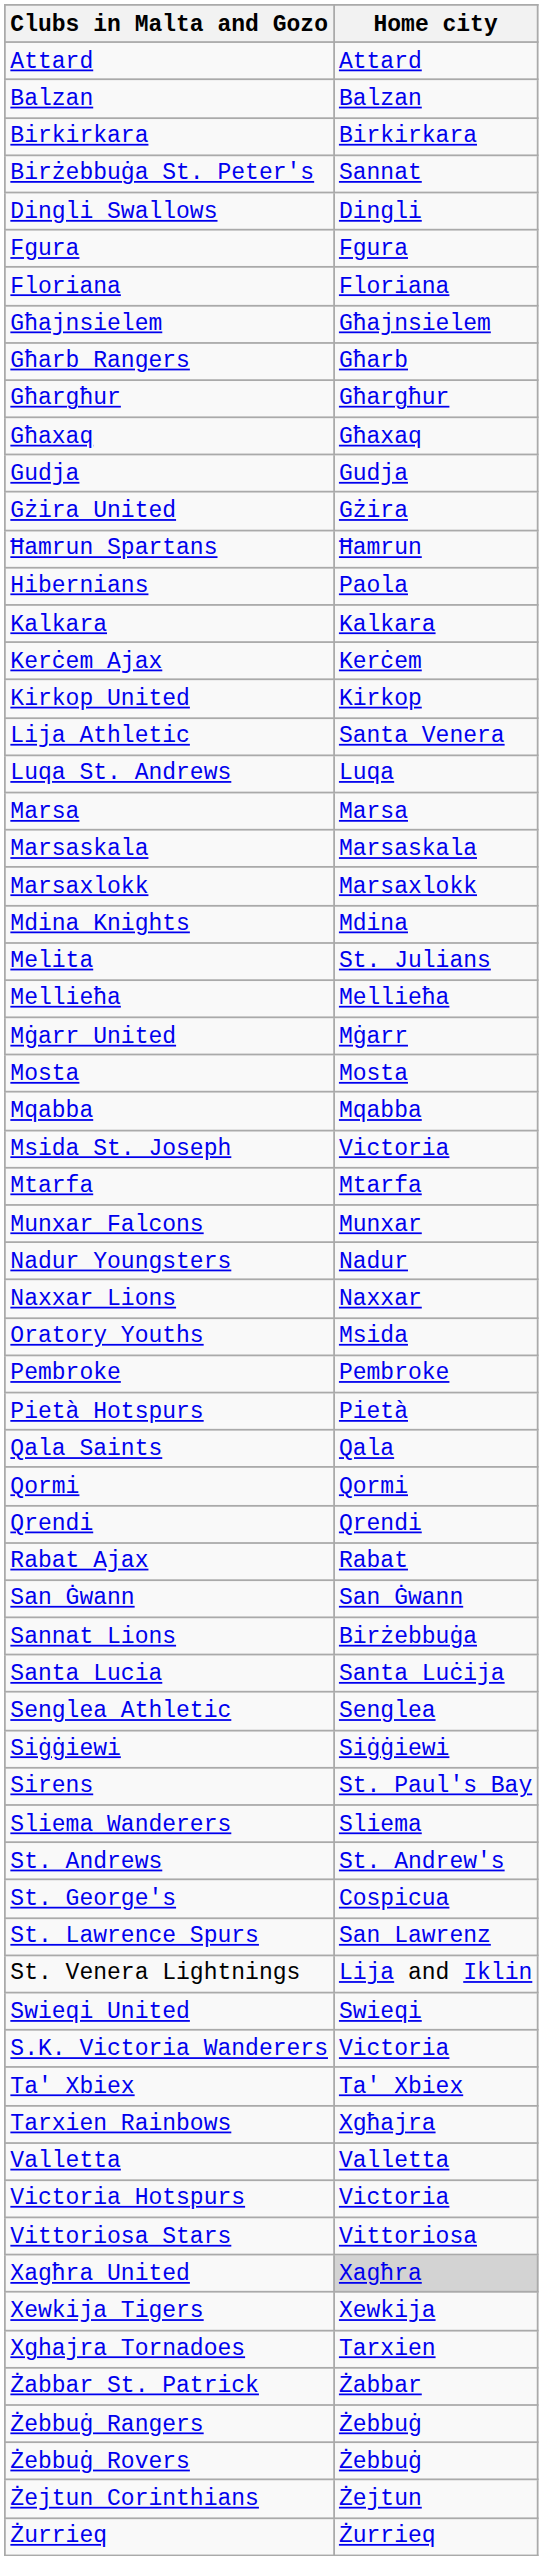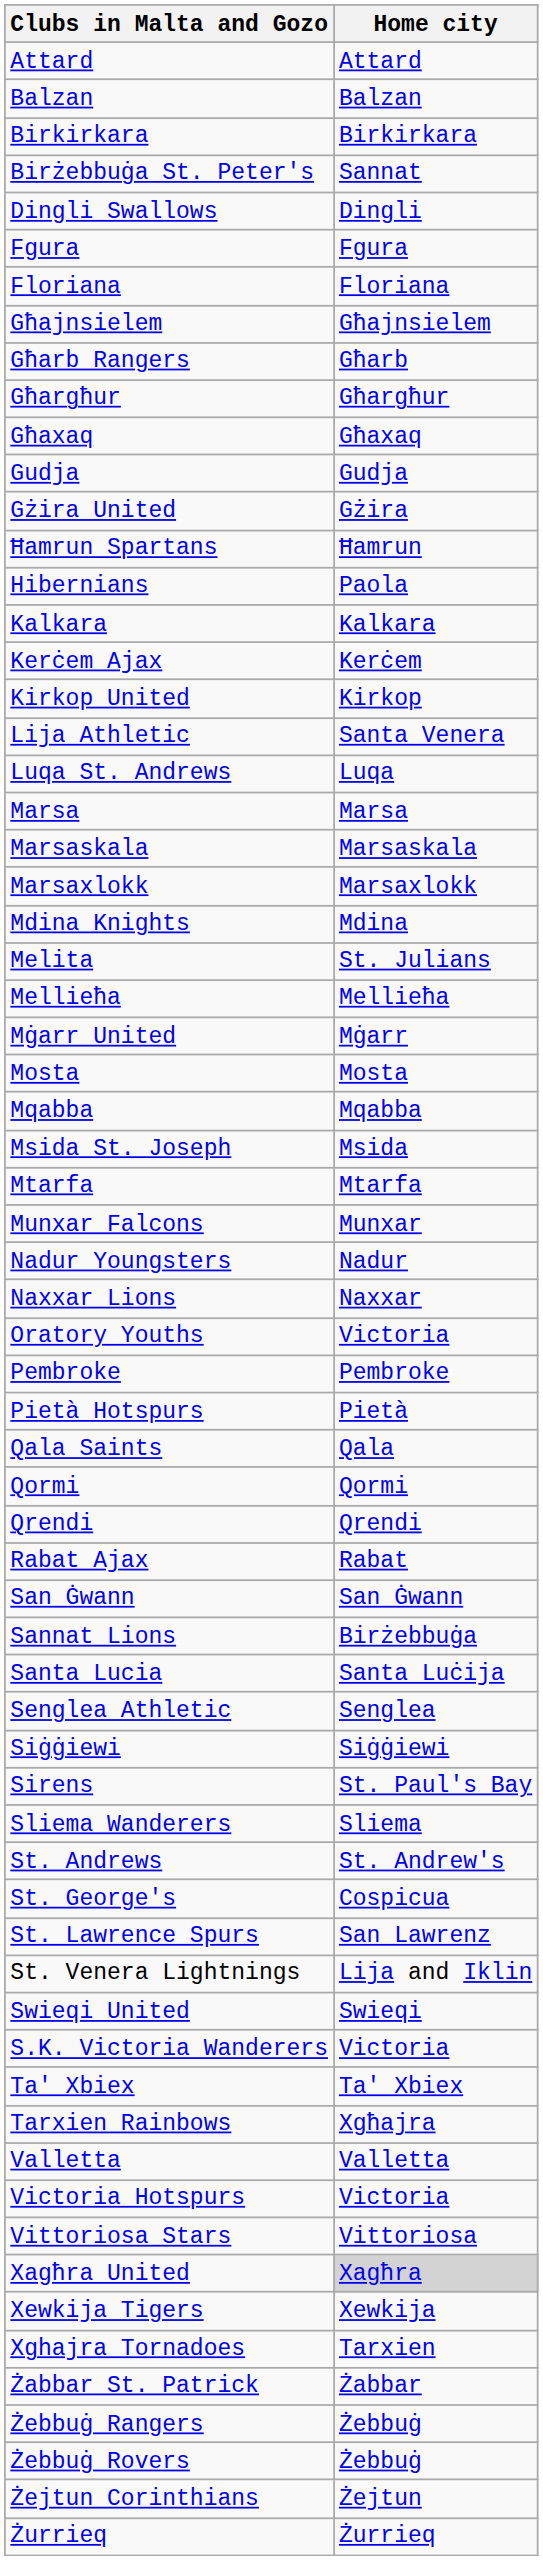(394, 1149) Victoria -> (373, 1149) Msida
(373, 1336) Msida -> (394, 1336) Victoria
